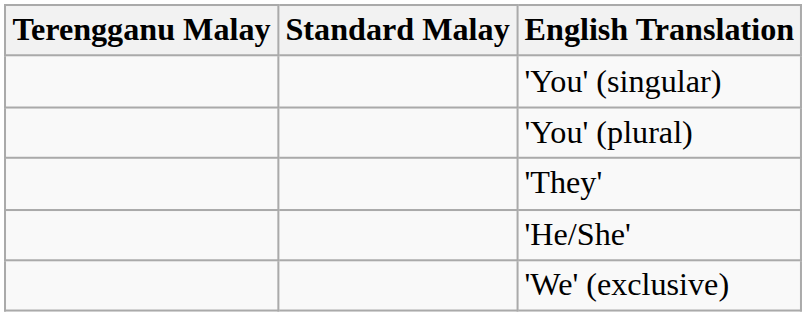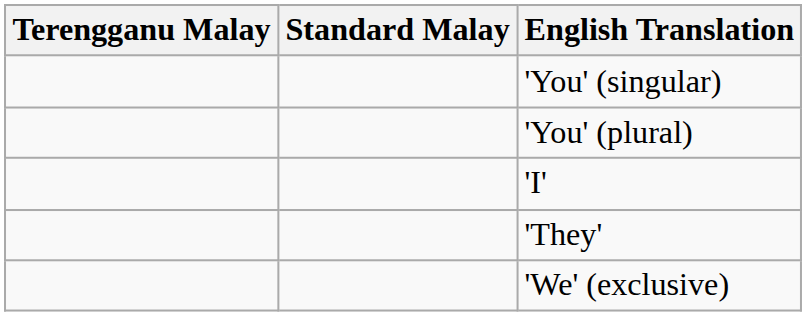+ row: (536, 183)
- row: (578, 234)
